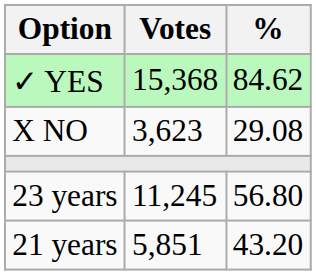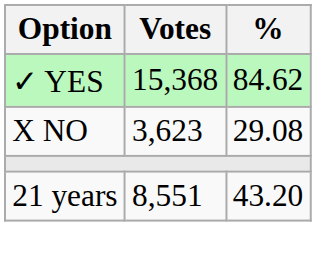- row: (65, 194)
(167, 244) 5,851 -> (167, 194) 8,551
